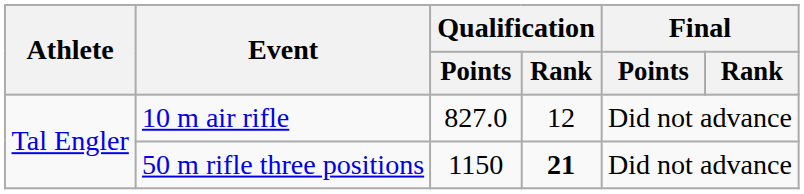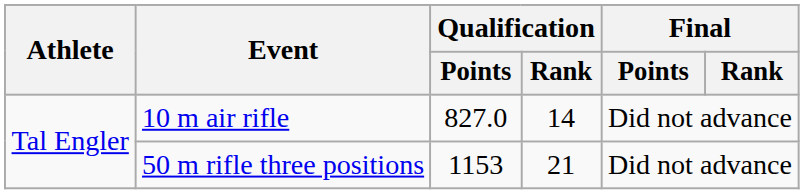(561, 118) 12 -> (561, 118) 14
(476, 164) 1150 -> (476, 164) 1153
(561, 164) bold -> (561, 164) normal
